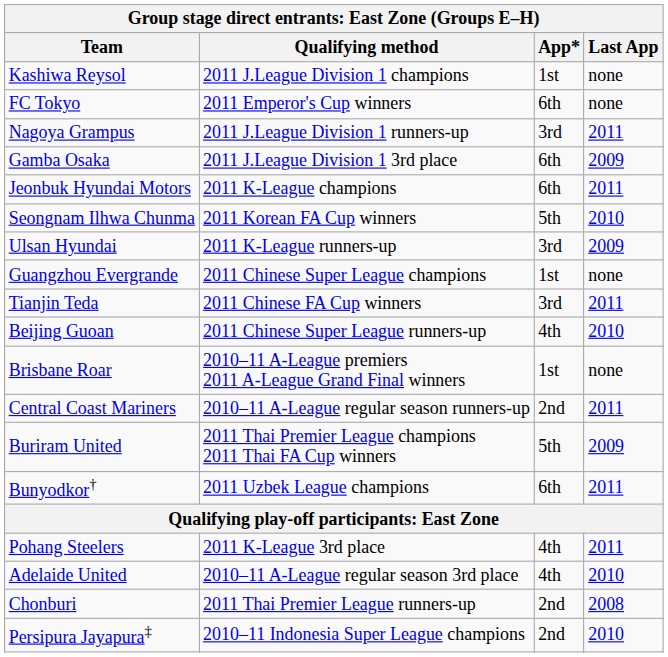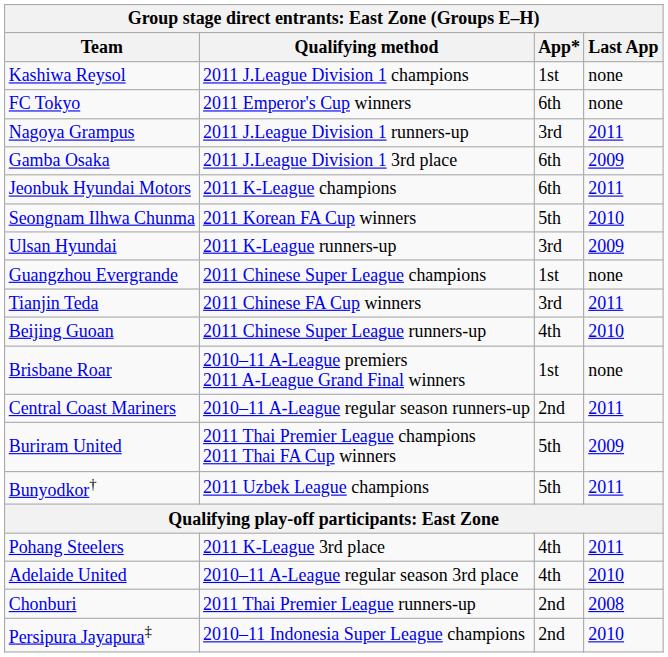(550, 487) 6th -> (550, 487) 5th
